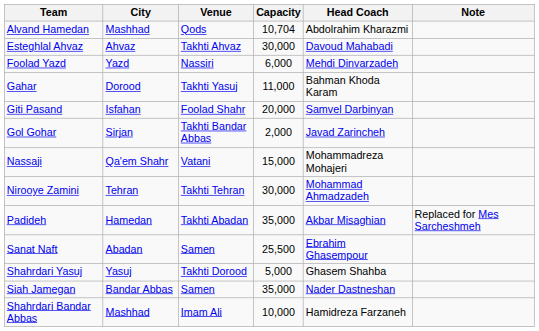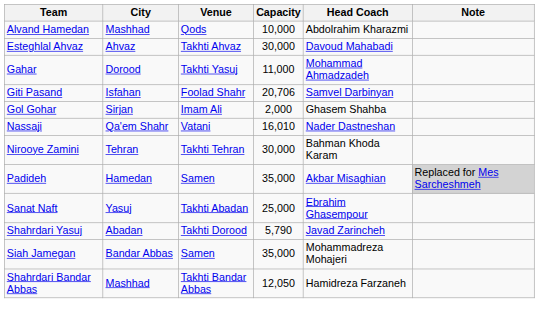(278, 30) 10,704 -> (278, 30) 10,000
- row: (36, 64)
(343, 87) Bahman Khoda Karam -> (337, 70) Mohammad Ahmadzadeh
(278, 110) 20,000 -> (278, 93) 20,706
(214, 133) Takhti Bandar Abbas -> (201, 110) Imam Ali
(345, 133) Javad Zarincheh -> (346, 110) Ghasem Shahba
(278, 162) 15,000 -> (278, 127) 16,010
(344, 162) Mohammadreza Mohajeri -> (350, 127) Nader Dastneshan
(337, 191) Mohammad Ahmadzadeh -> (343, 150) Bahman Khoda Karam
(215, 220) Takhti Abadan -> (198, 179) Samen
(457, 220) no background -> (457, 179) lightgrey background
(124, 249) Abadan -> (119, 208) Yasuj
(198, 249) Samen -> (215, 208) Takhti Abadan
(278, 249) 25,500 -> (278, 208) 25,000
(119, 272) Yasuj -> (124, 231) Abadan
(278, 272) 5,000 -> (278, 231) 5,790
(346, 272) Ghasem Shahba -> (345, 231) Javad Zarincheh
(350, 289) Nader Dastneshan -> (344, 254) Mohammadreza Mohajeri
(201, 312) Imam Ali -> (214, 283) Takhti Bandar Abbas
(278, 312) 10,000 -> (278, 283) 12,050
